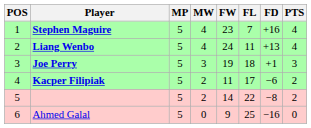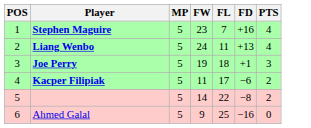- column: (204, 13)
